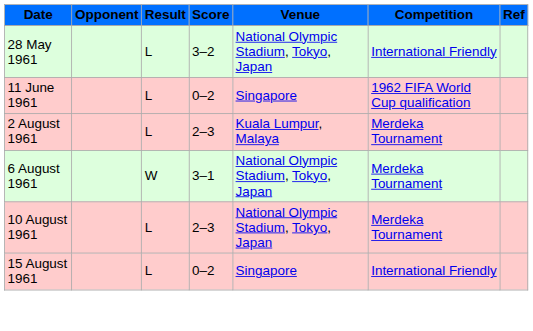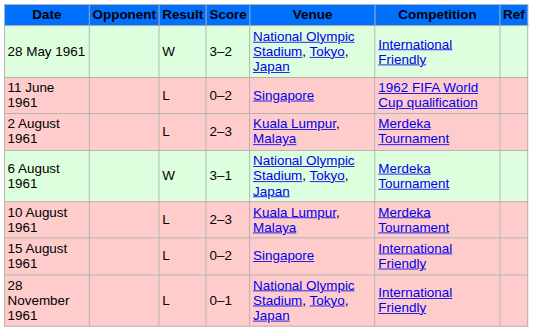(148, 51) L -> (169, 51) W
(286, 227) National Olympic Stadium, Tokyo, Japan -> (296, 220) Kuala Lumpur, Malaya
+ row: (39, 300)
